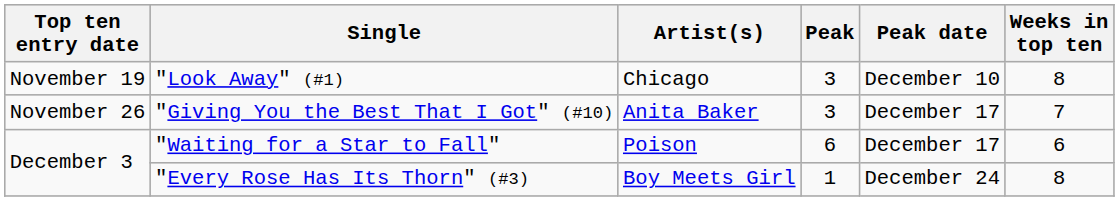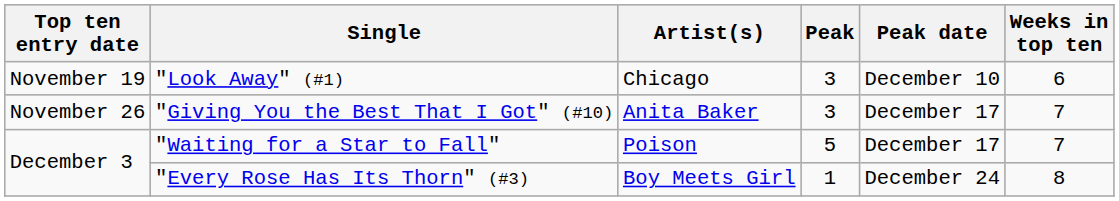(1059, 79) 8 -> (1059, 79) 6
(830, 146) 6 -> (830, 146) 5
(1059, 146) 6 -> (1059, 146) 7
